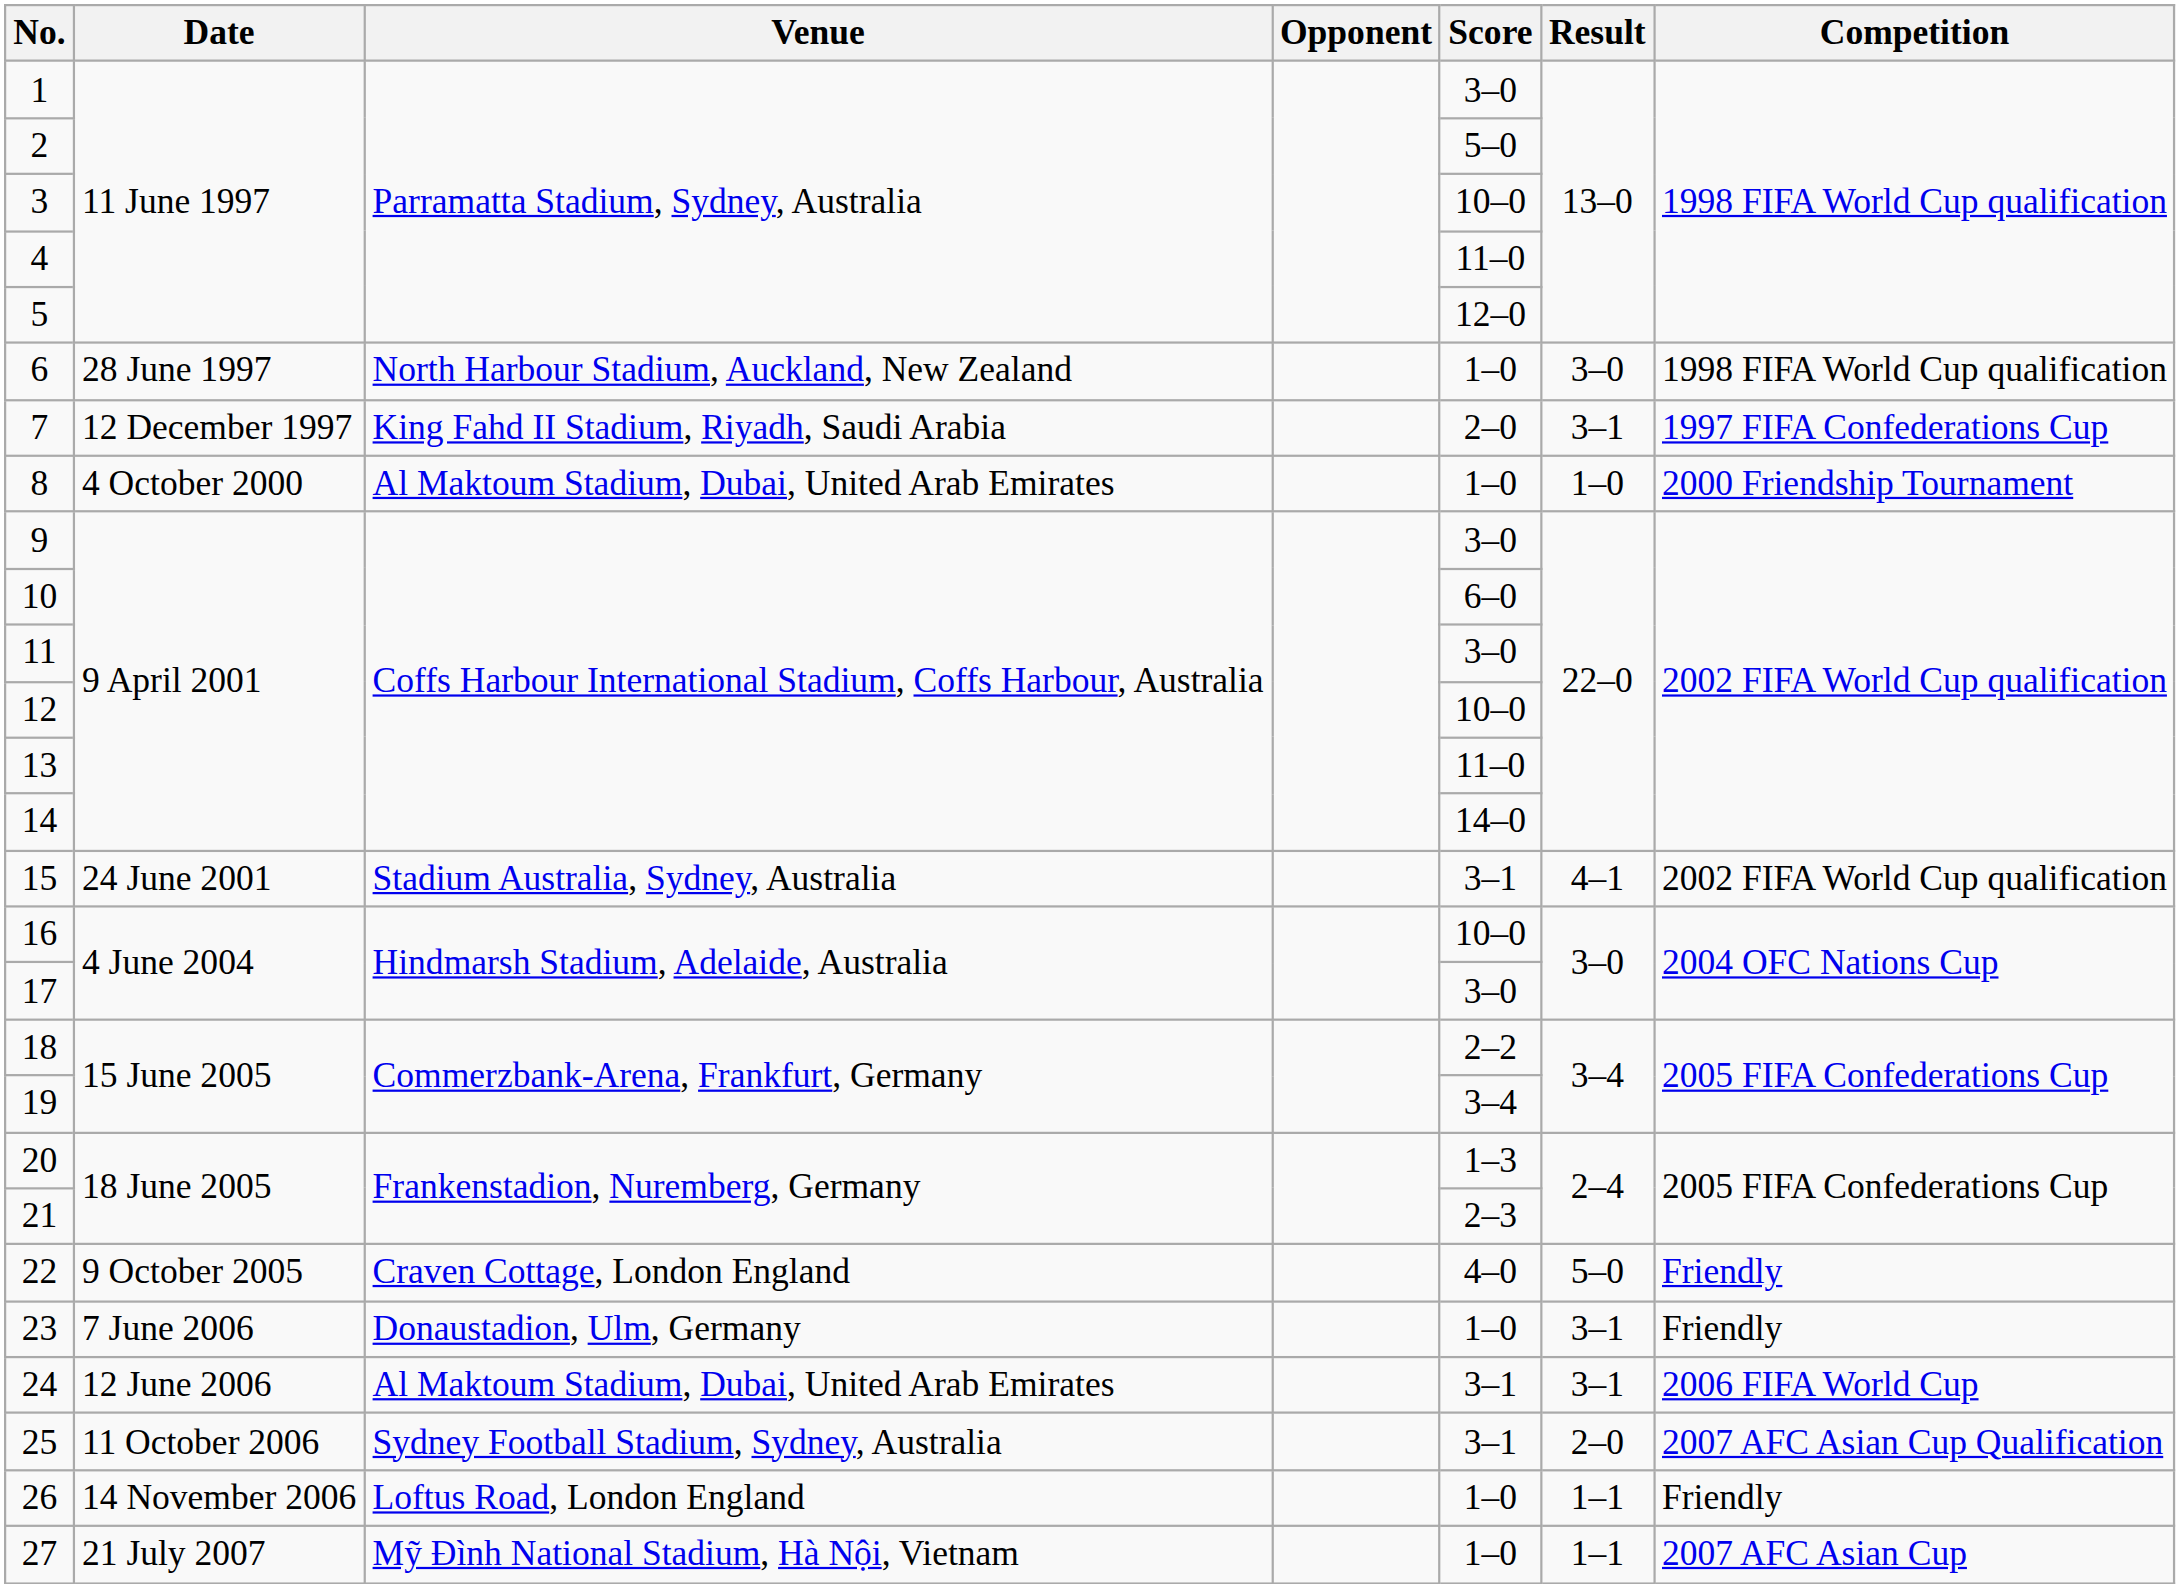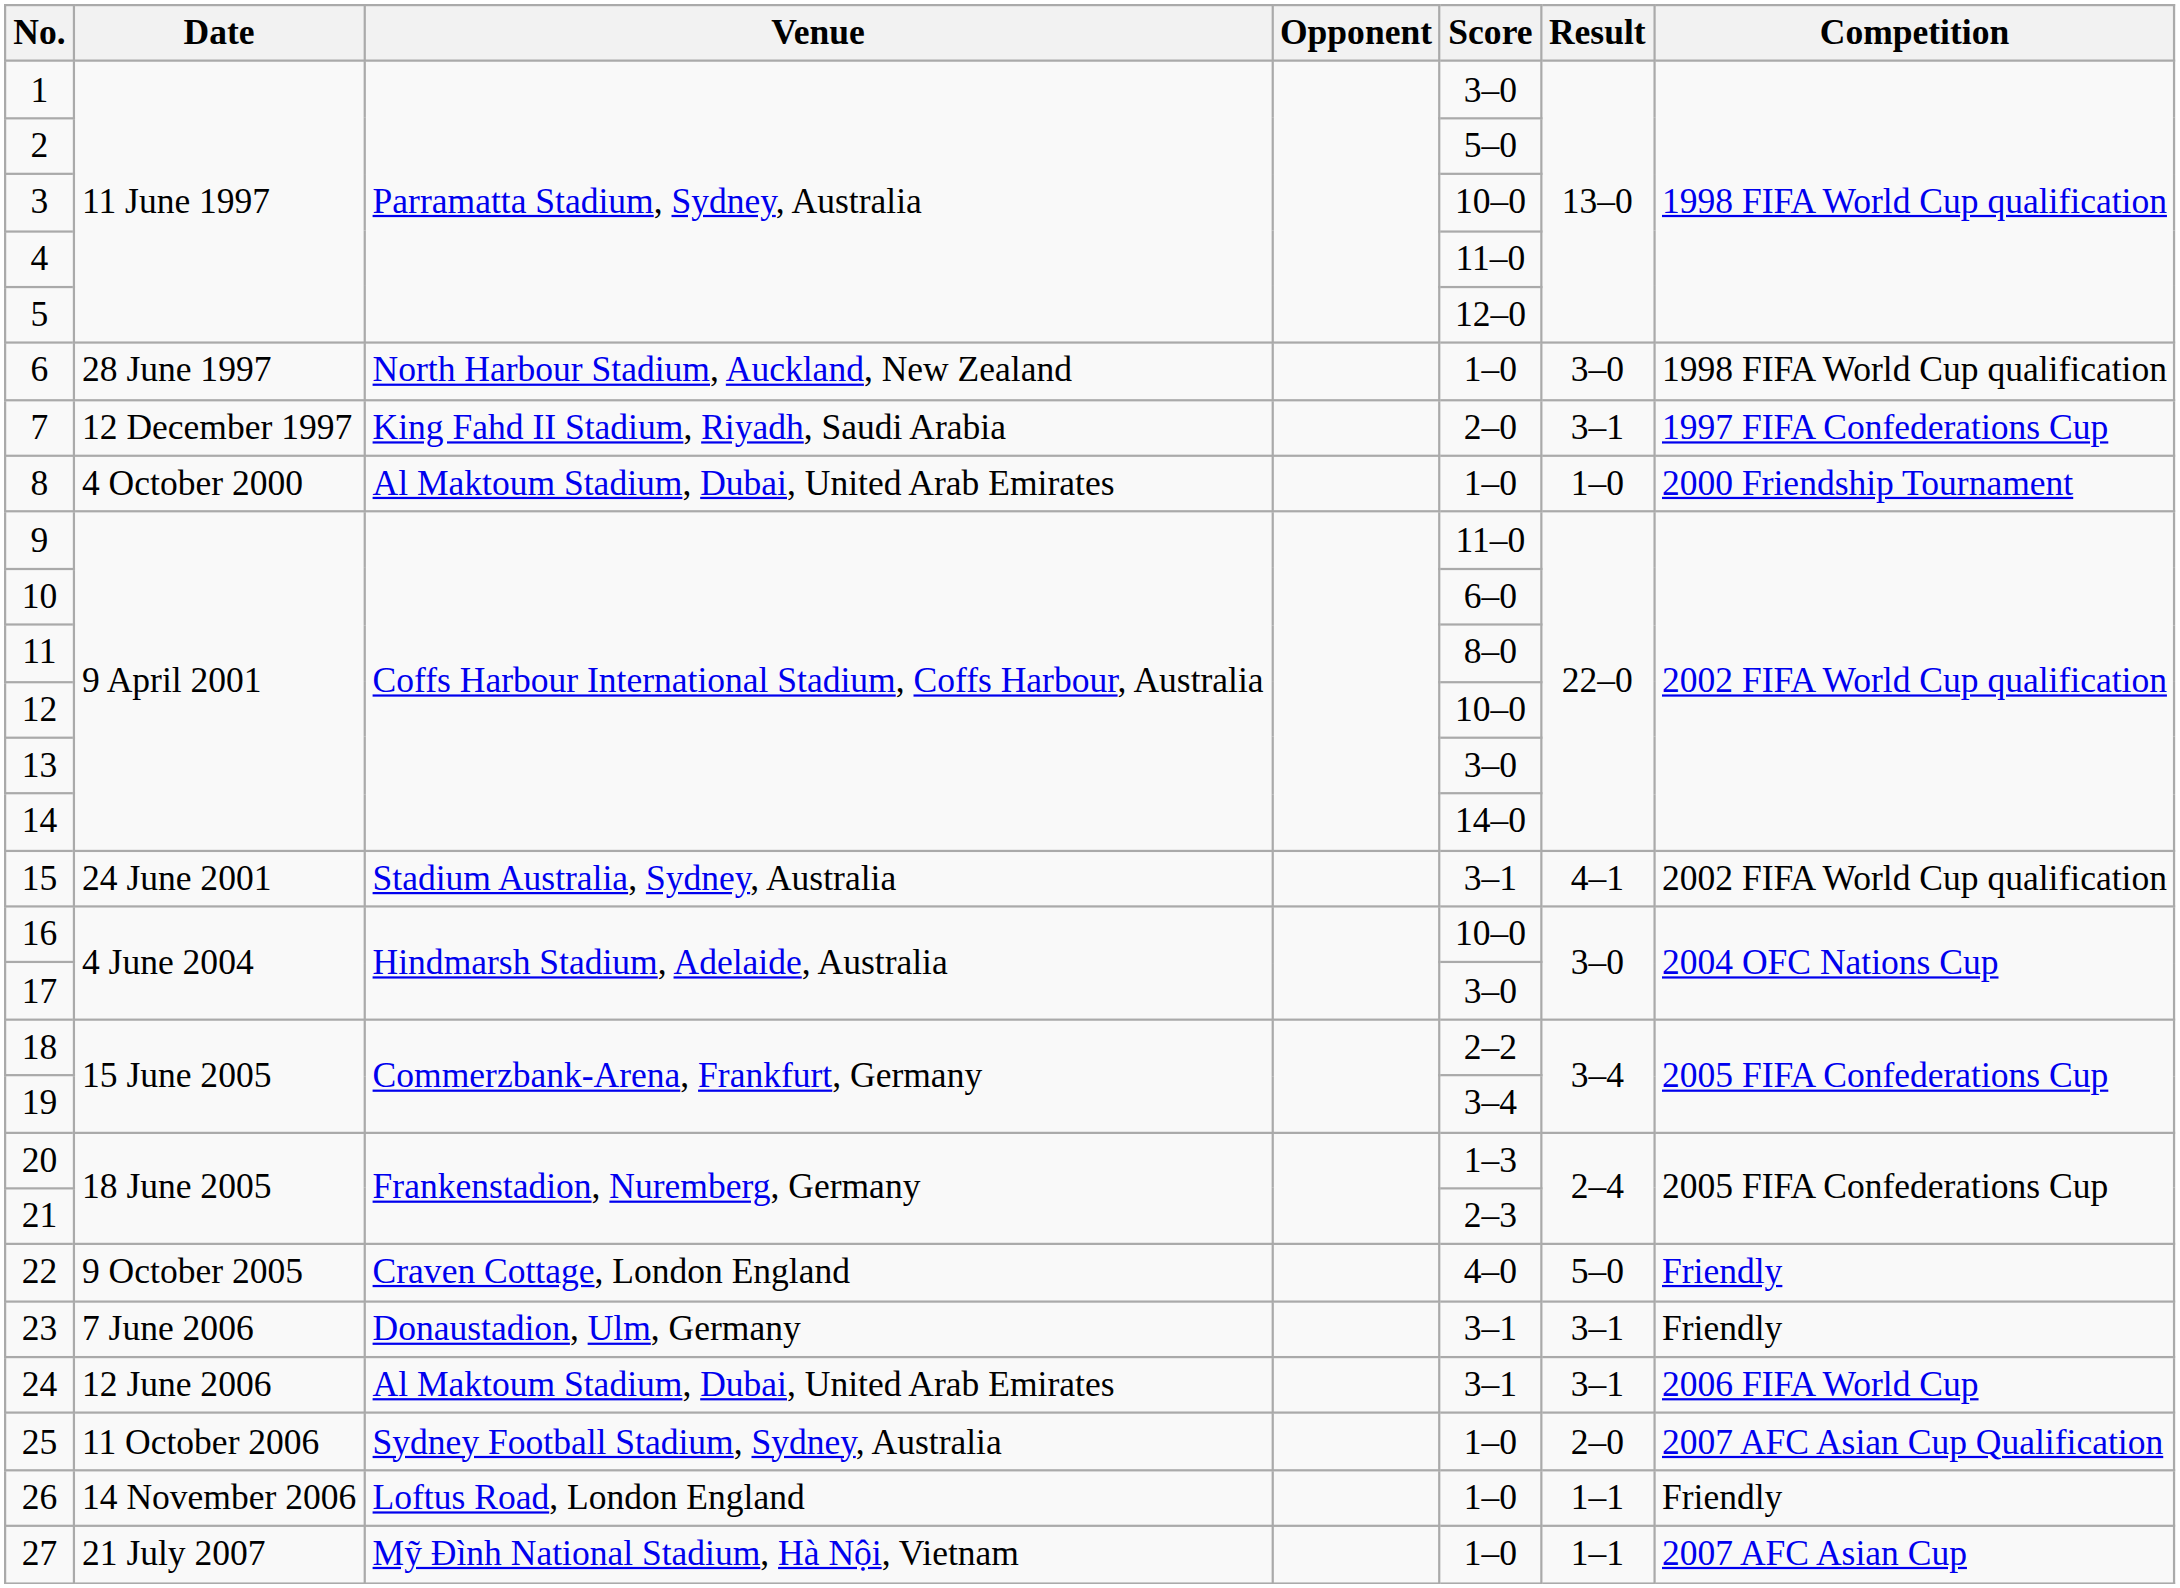(1490, 539) 3–0 -> (1490, 539) 11–0
(1490, 652) 3–0 -> (1490, 652) 8–0
(1490, 764) 11–0 -> (1490, 764) 3–0
(1490, 1328) 1–0 -> (1490, 1328) 3–1
(1490, 1440) 3–1 -> (1490, 1440) 1–0
